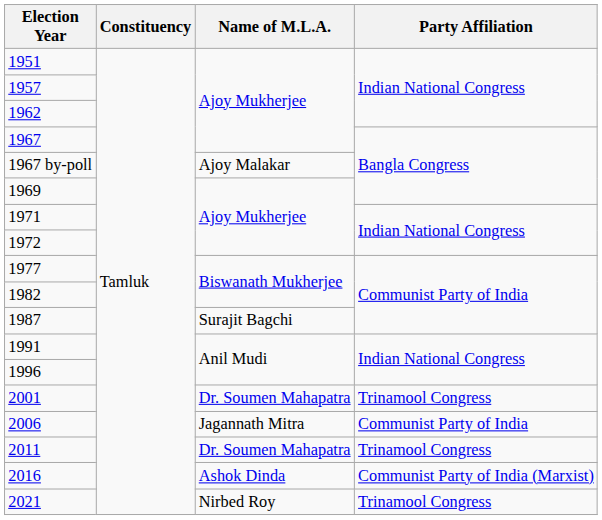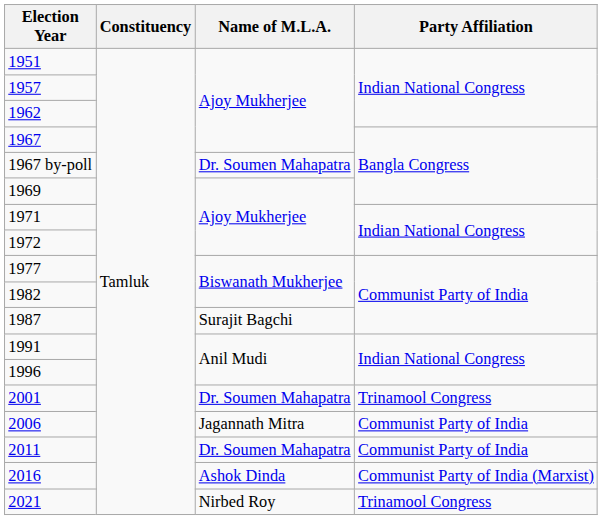(244, 165) Ajoy Malakar -> (275, 165) Dr. Soumen Mahapatra
(425, 449) Trinamool Congress -> (443, 449) Communist Party of India
